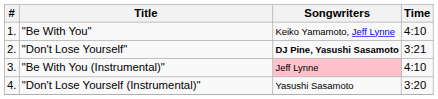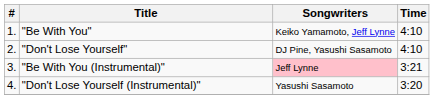(337, 49) bold -> (334, 50) normal
(415, 49) 3:21 -> (411, 49) 4:10
(415, 67) 4:10 -> (411, 67) 3:21
